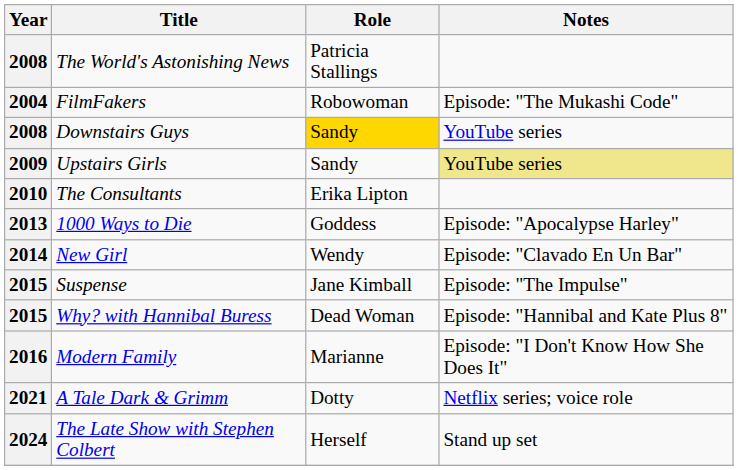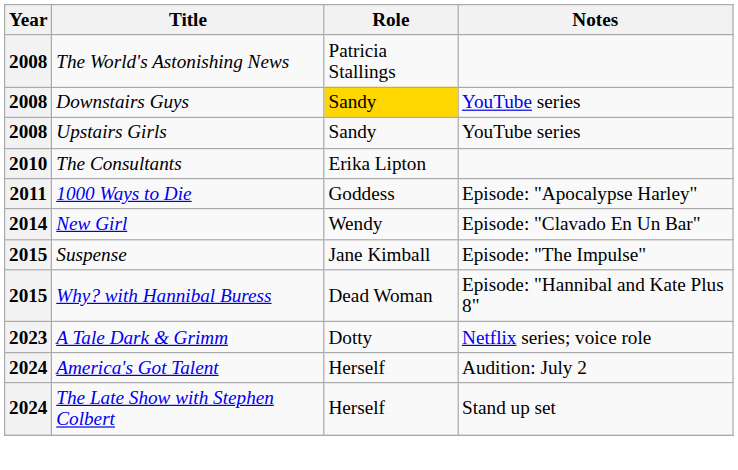- row: (101, 102)
(28, 163) 2009 -> (28, 132) 2008
(503, 163) khaki background -> (521, 132) no background
(28, 224) 2013 -> (28, 193) 2011
- row: (116, 356)
(28, 397) 2021 -> (28, 336) 2023
+ row: (137, 367)
